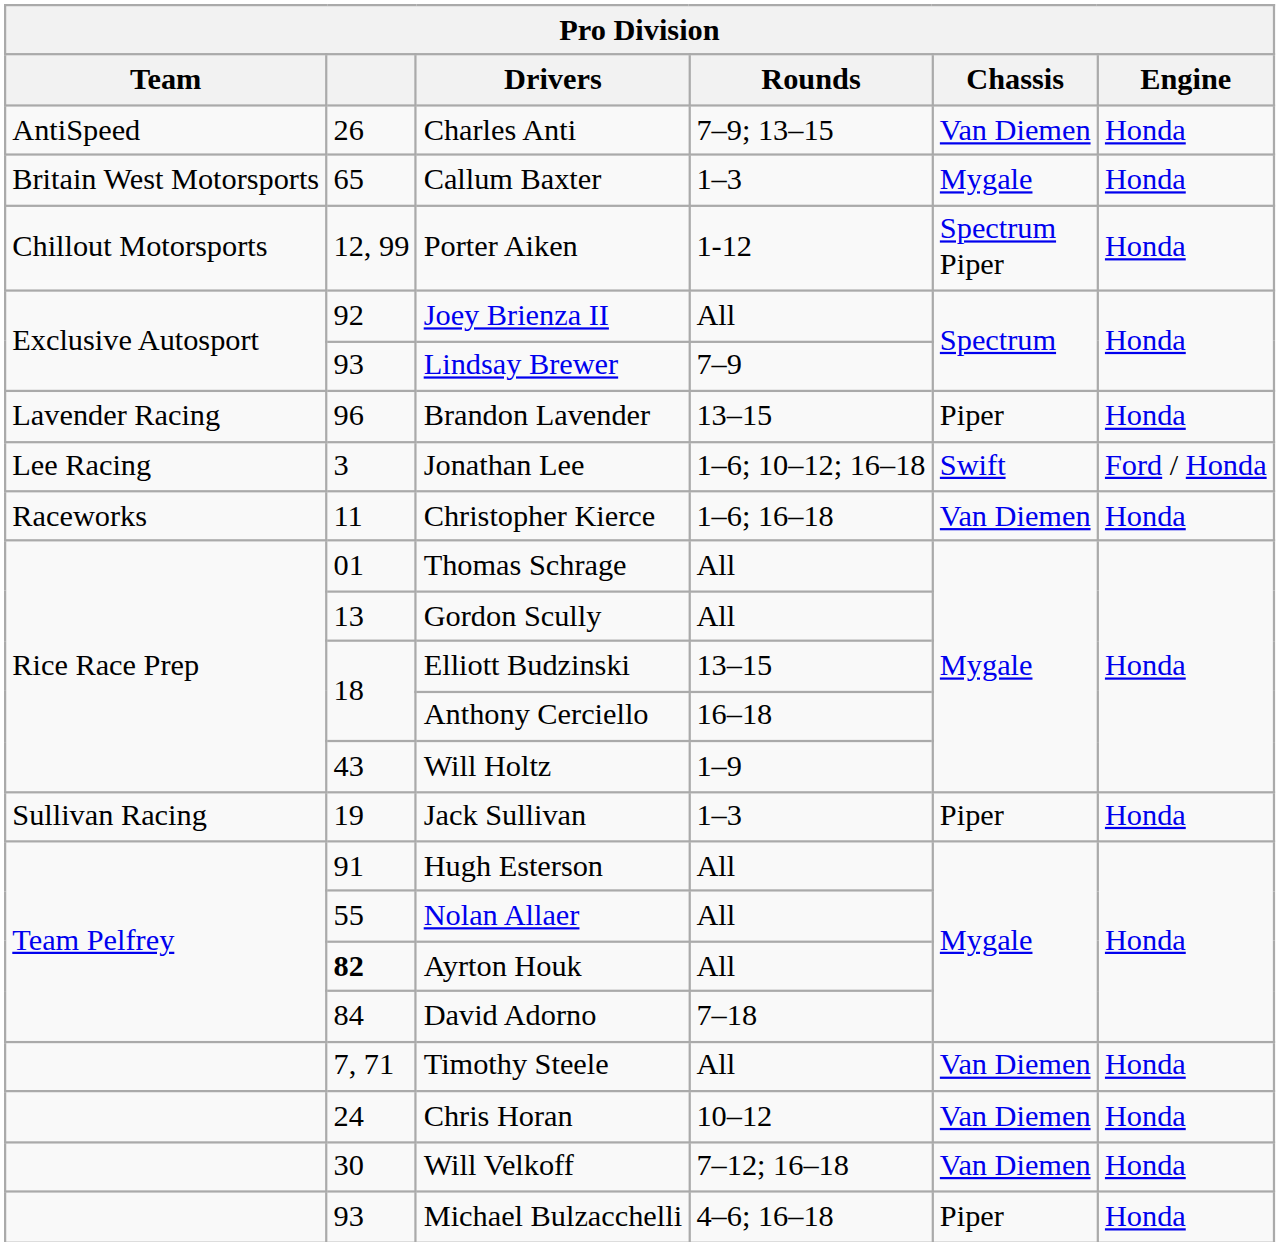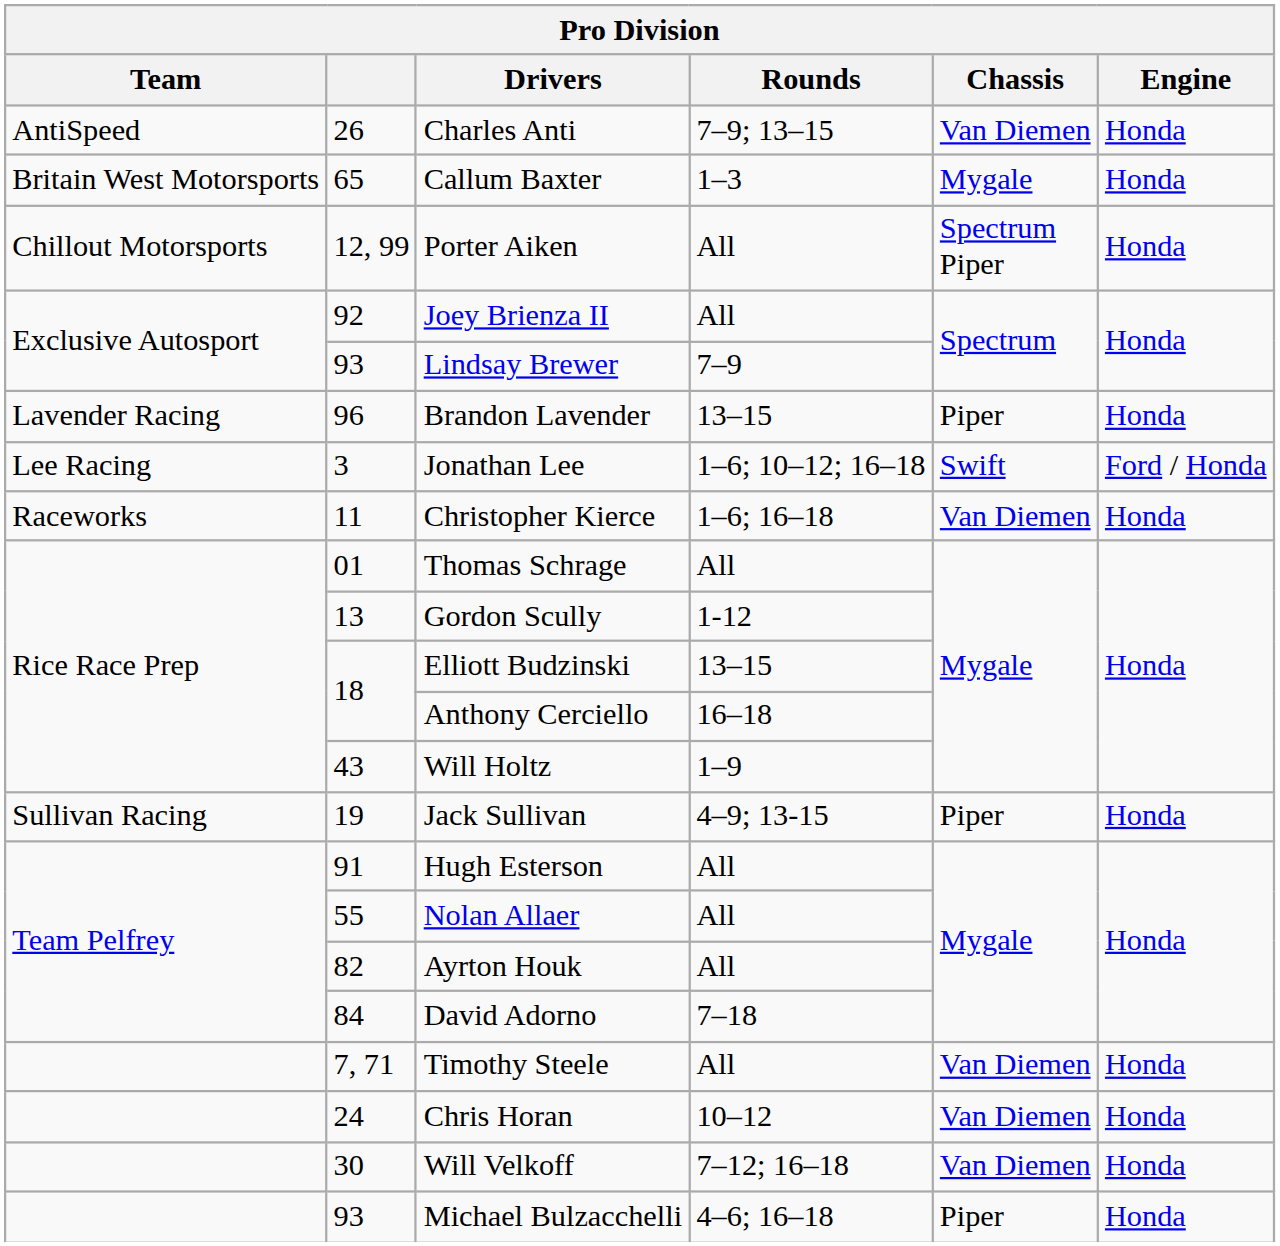(724, 247) 1-12 -> (716, 247) All
(716, 615) All -> (724, 615) 1-12
(719, 815) 1–3 -> (763, 815) 4–9; 13-15
(349, 965) bold -> (349, 965) normal
